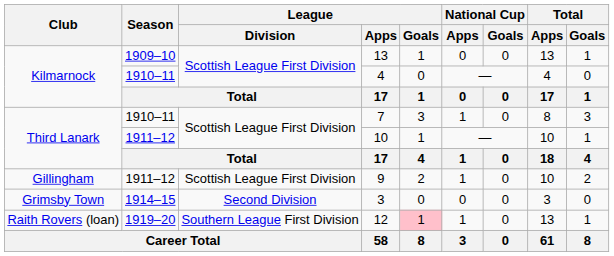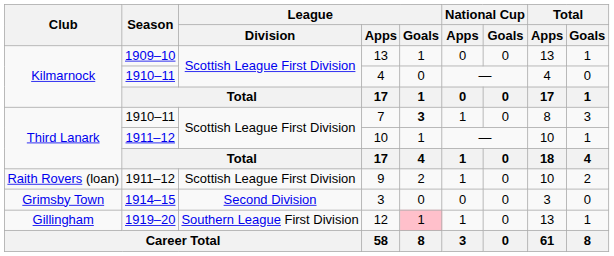(421, 117) normal -> (421, 117) bold
(63, 179) Gillingham -> (63, 179) Raith Rovers (loan)
(63, 220) Raith Rovers (loan) -> (63, 220) Gillingham
